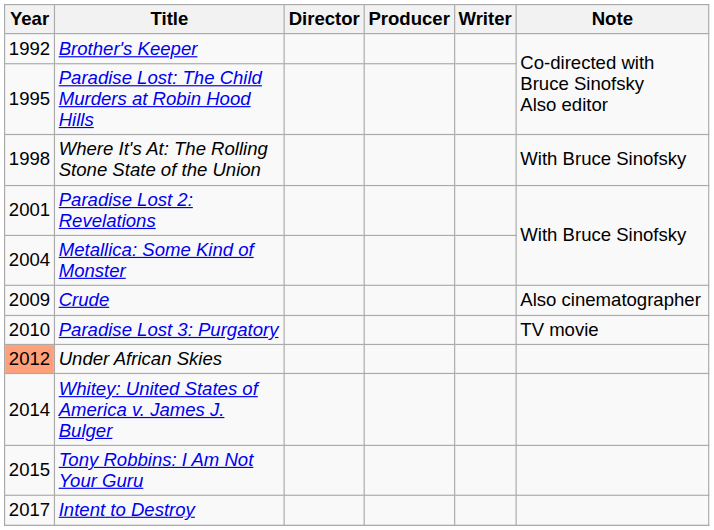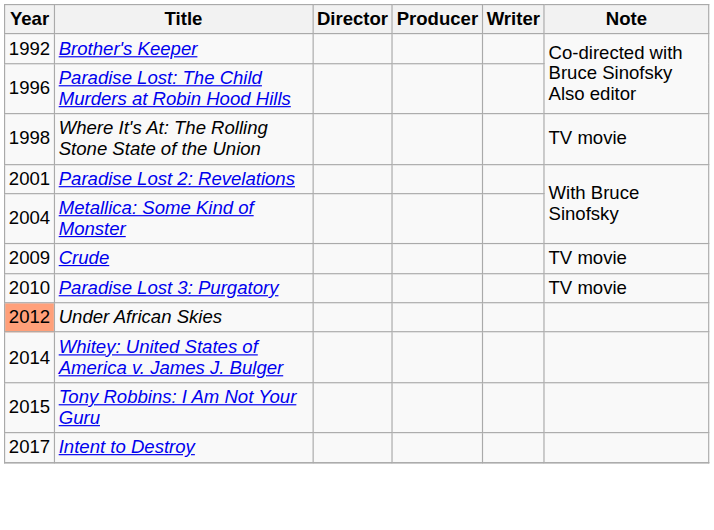(30, 98) 1995 -> (30, 88) 1996
(603, 159) With Bruce Sinofsky -> (588, 138) TV movie
(611, 300) Also cinematographer -> (588, 258) TV movie
